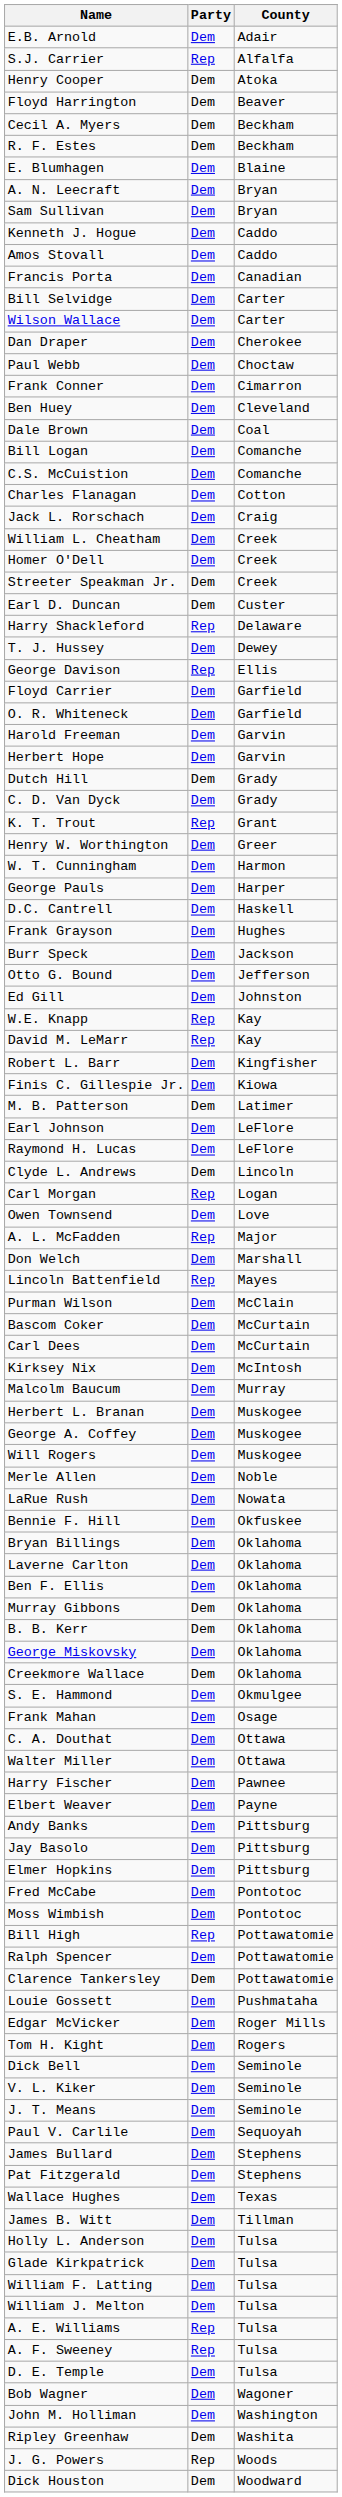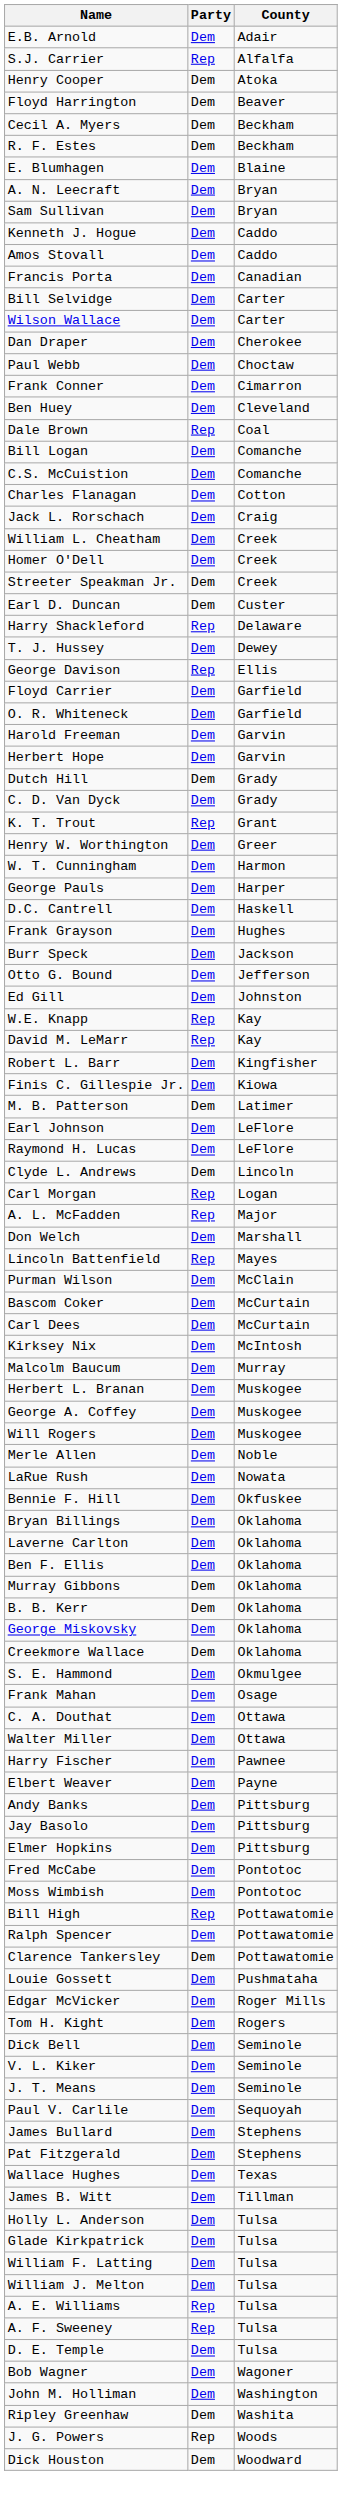(203, 430) Dem -> (203, 430) Rep
- row: (60, 1216)
